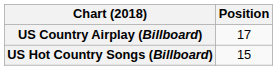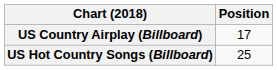(244, 55) 15 -> (244, 55) 25
